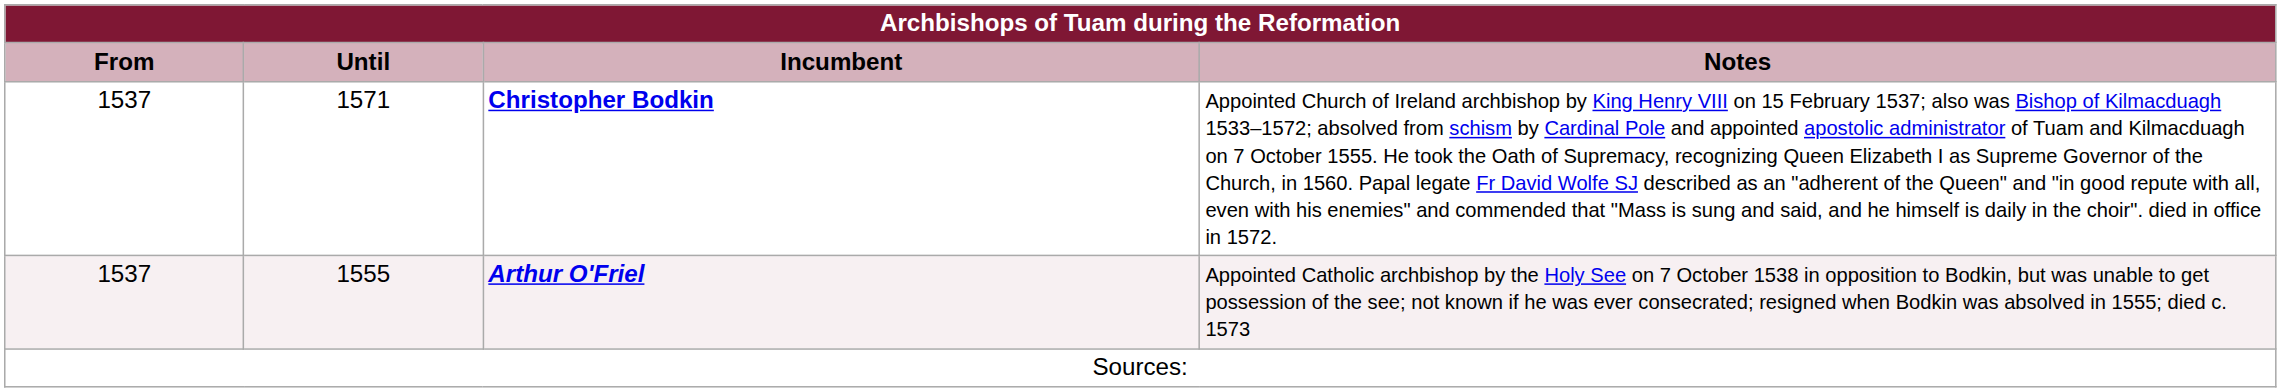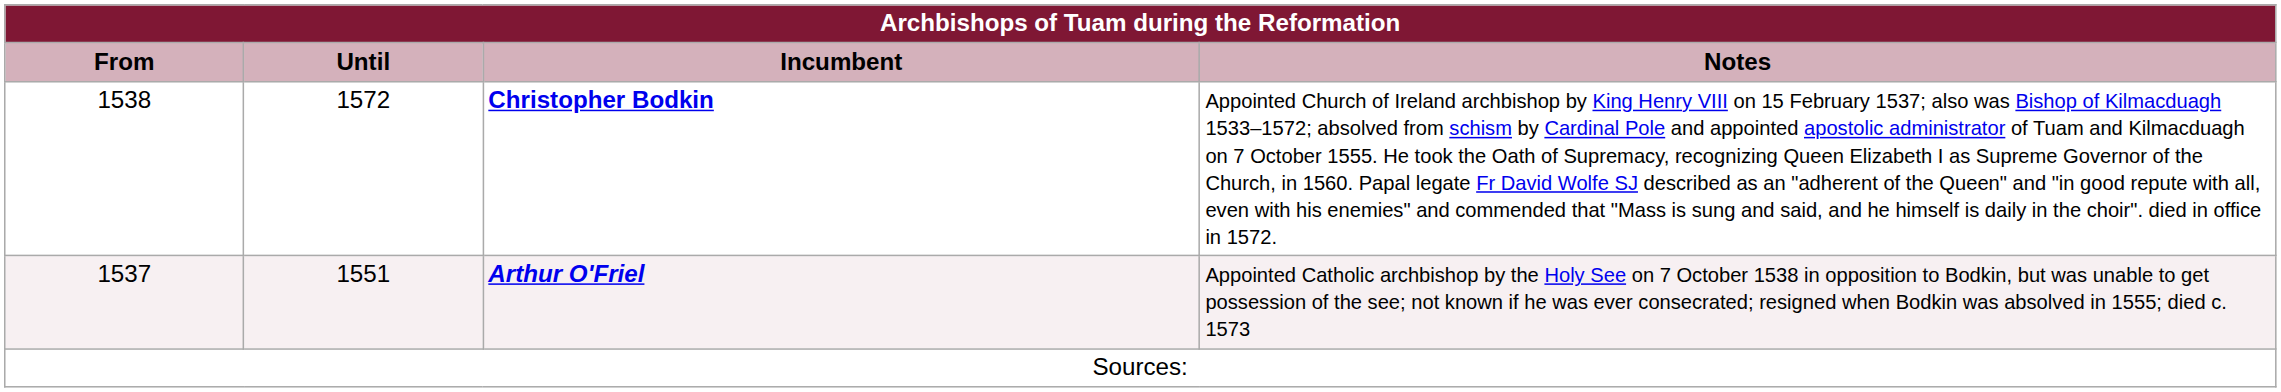(124, 100) 1537 -> (124, 100) 1538
(363, 100) 1571 -> (363, 100) 1572
(363, 274) 1555 -> (363, 274) 1551
